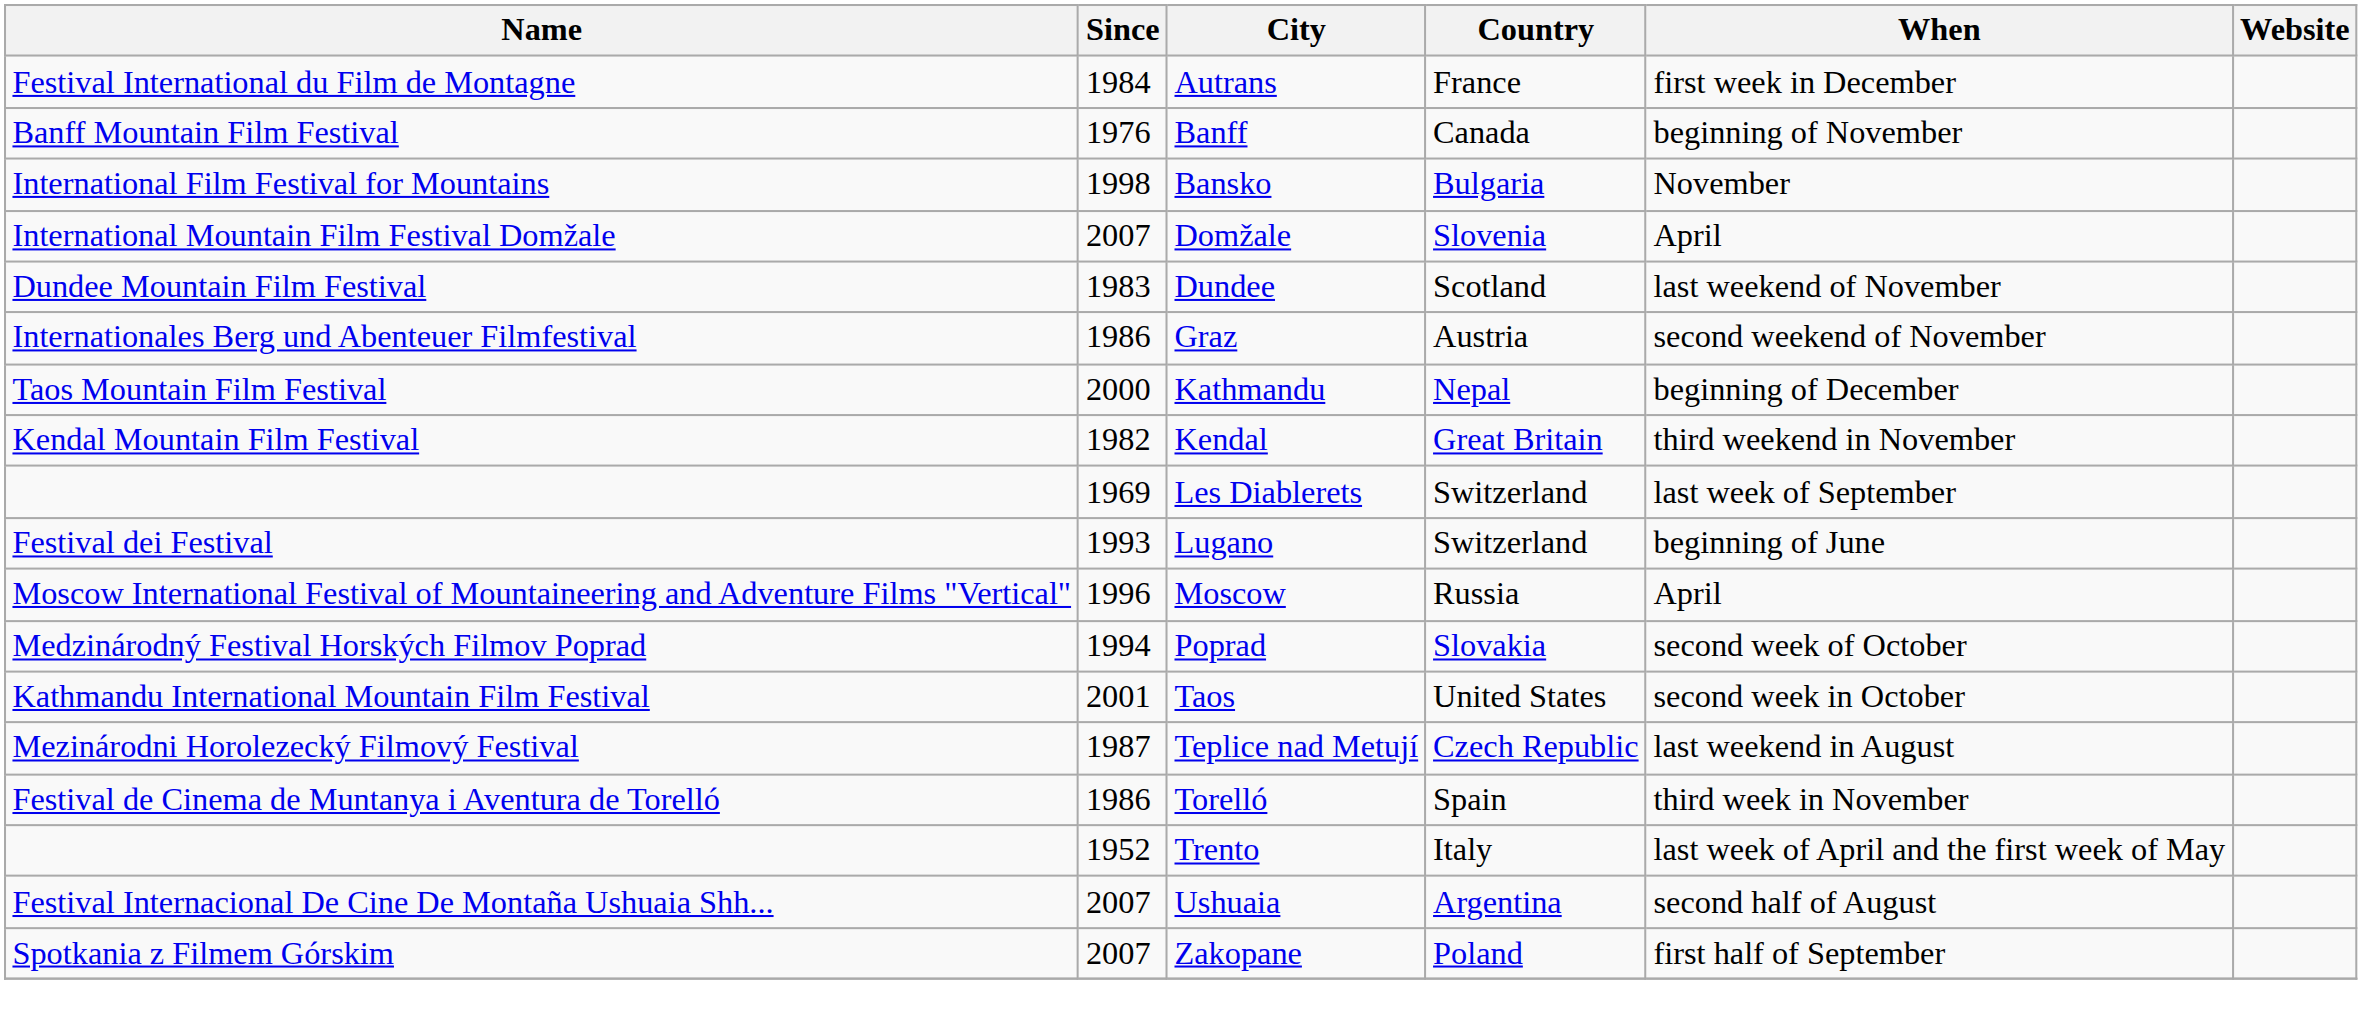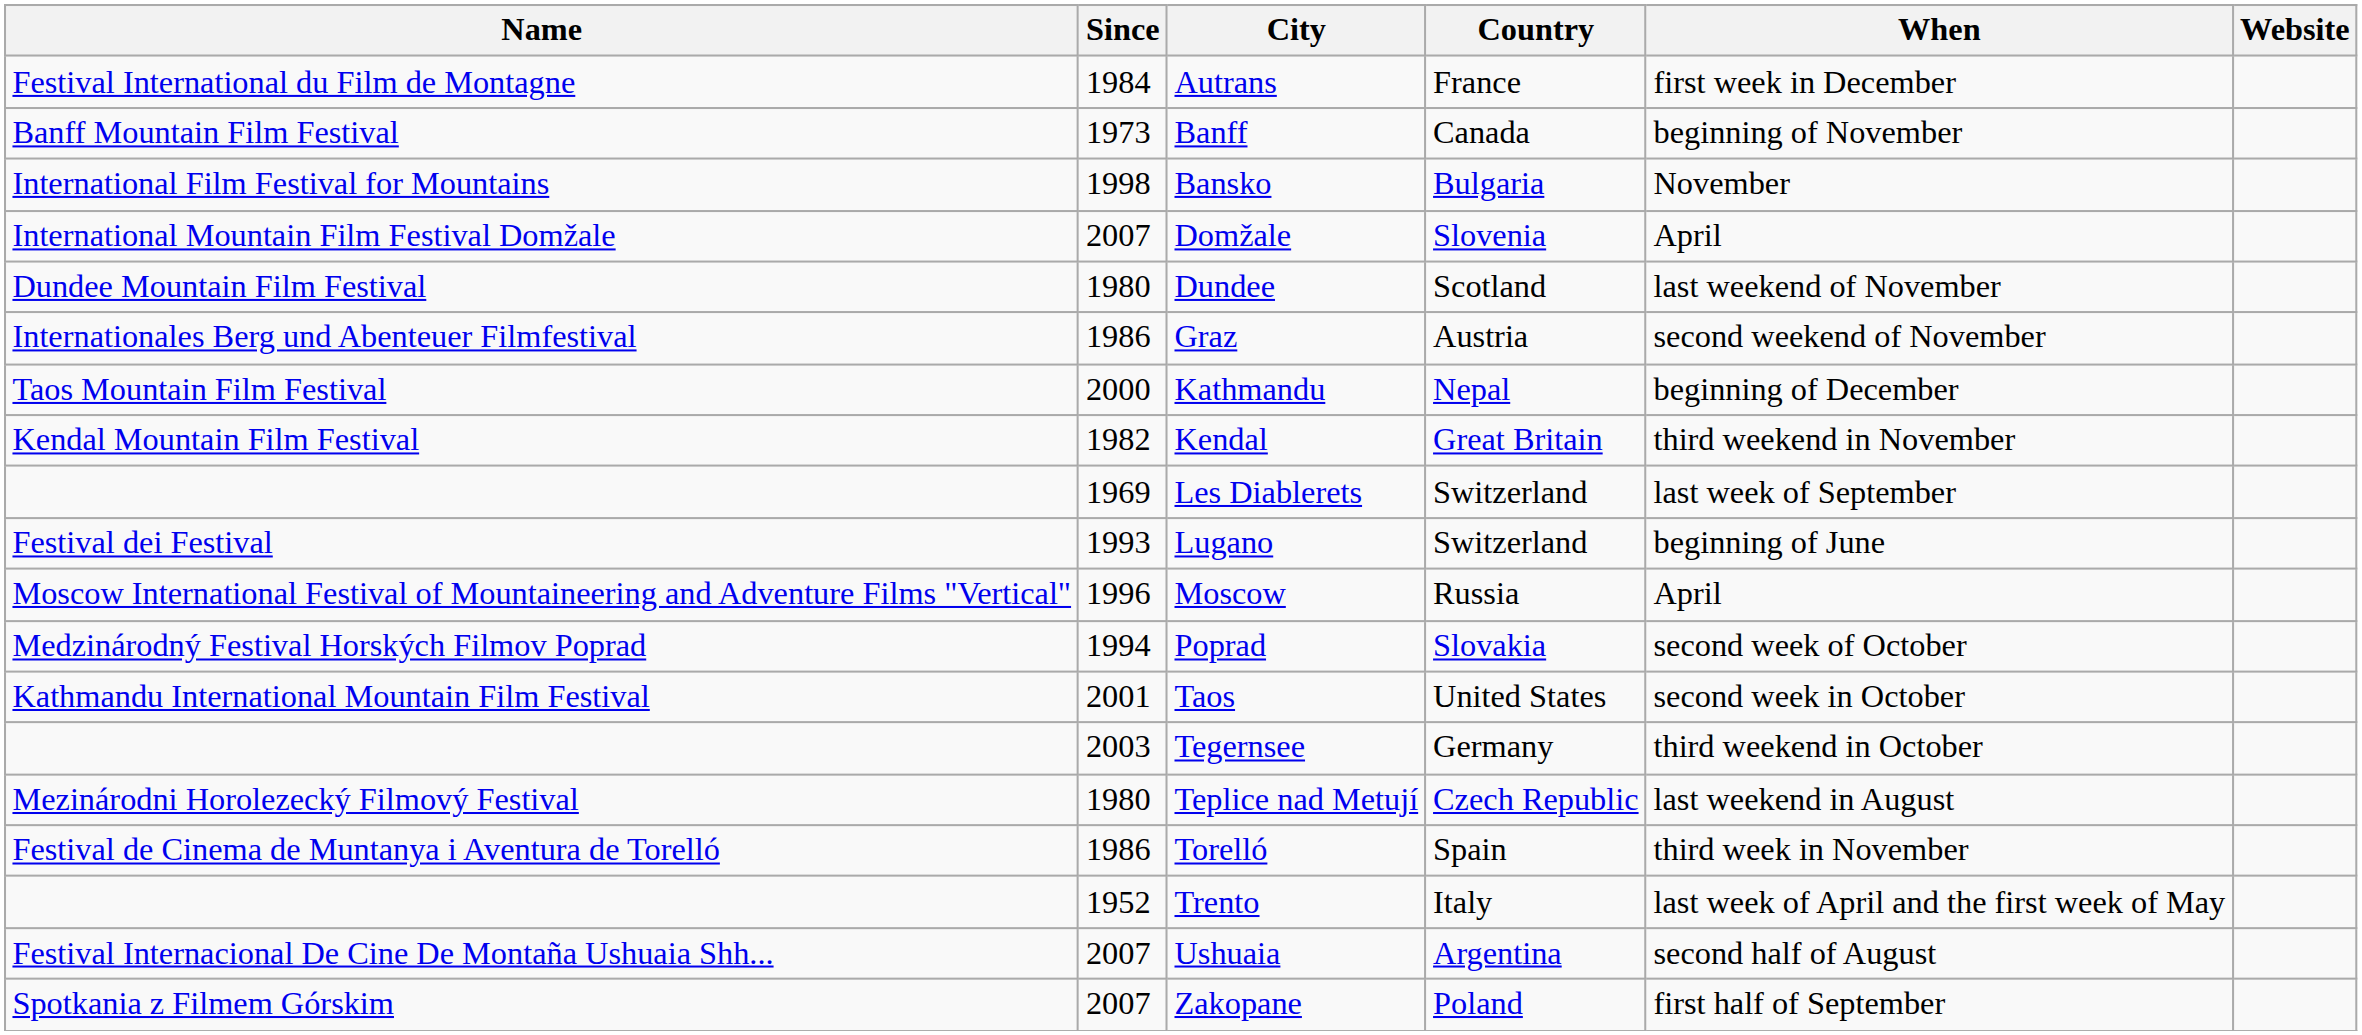(1118, 132) 1976 -> (1118, 132) 1973
(1118, 286) 1983 -> (1118, 286) 1980
+ row: (1240, 747)
(1118, 747) 1987 -> (1118, 798) 1980
